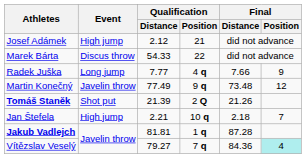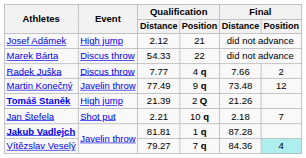(102, 71) Long jump -> (107, 71) Discus throw
(281, 71) 9 -> (281, 71) 2
(98, 101) Shot put -> (102, 101) High jump
(102, 116) High jump -> (98, 116) Shot put
